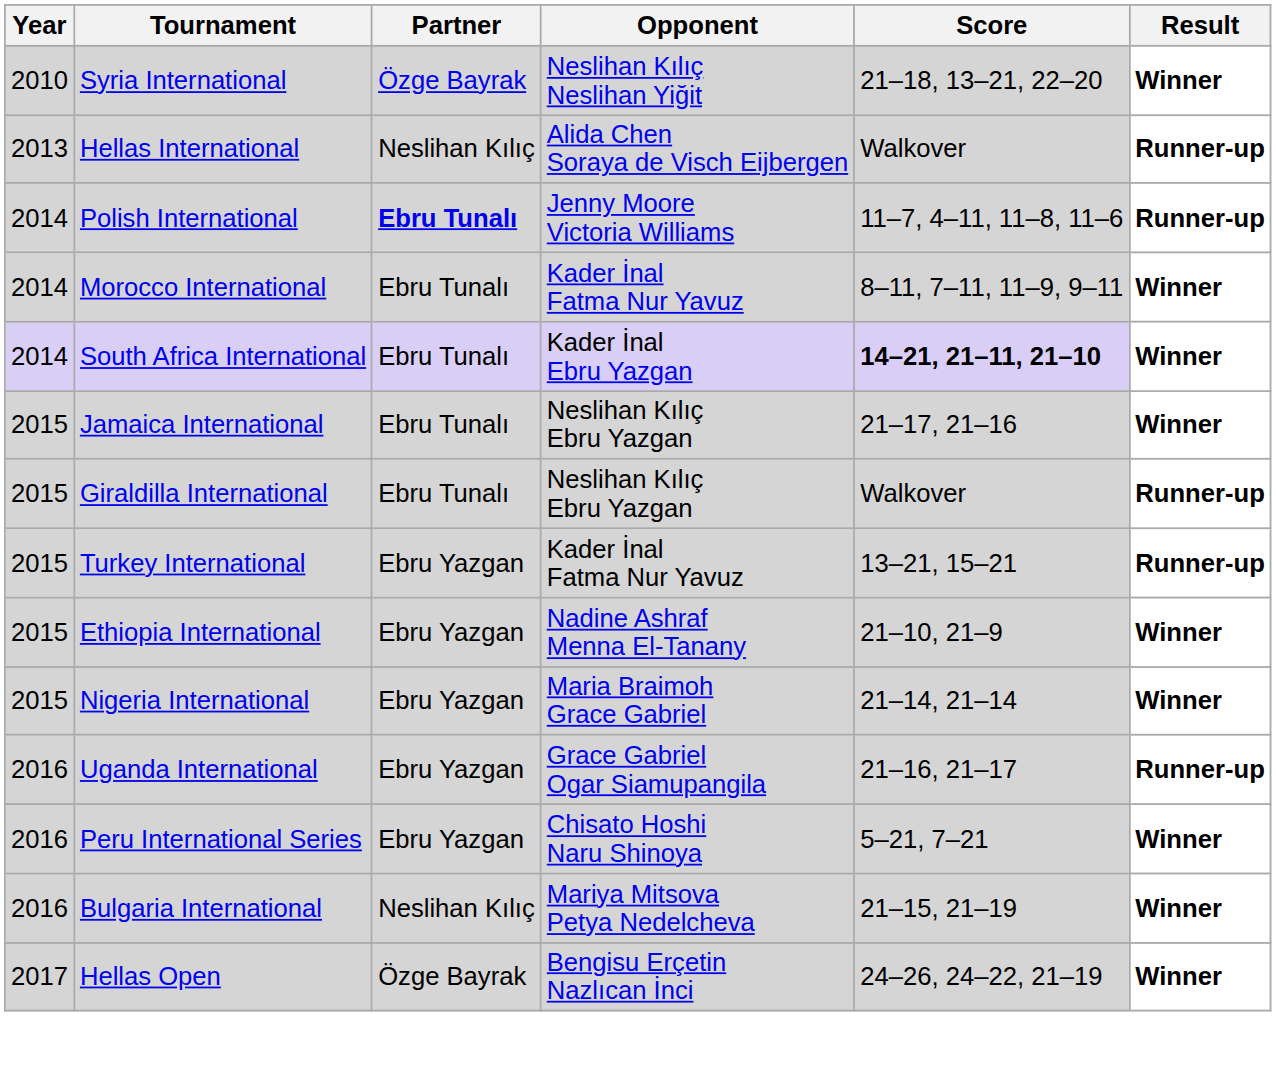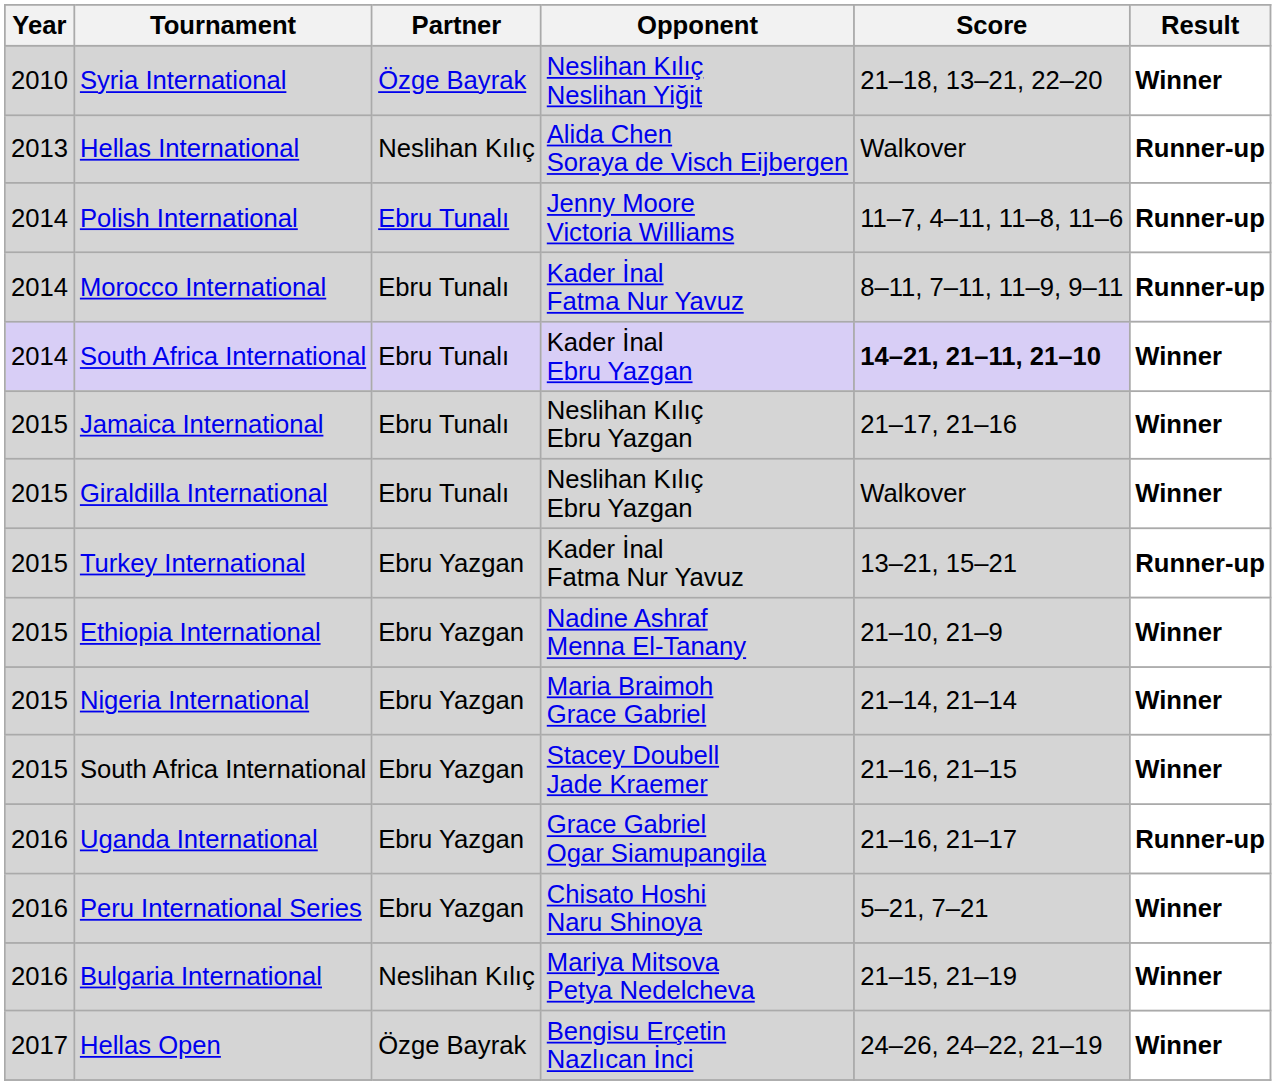(448, 218) bold -> (444, 218) normal
(1179, 287) Winner -> (1200, 287) Runner-up
(1200, 494) Runner-up -> (1179, 494) Winner
+ row: (223, 770)
